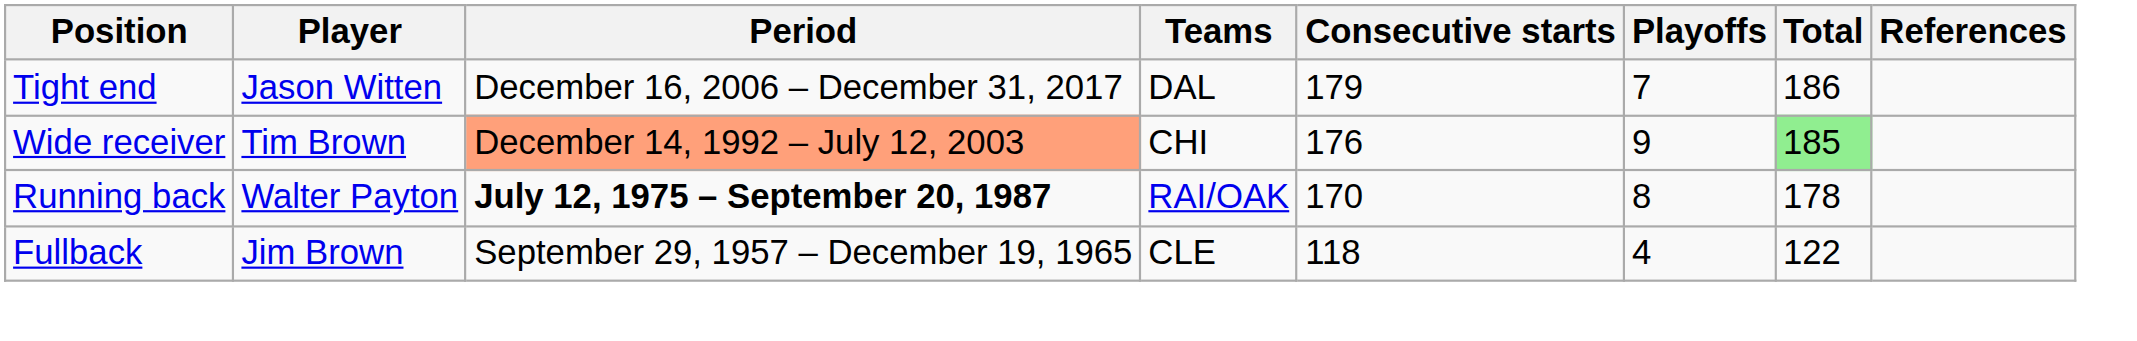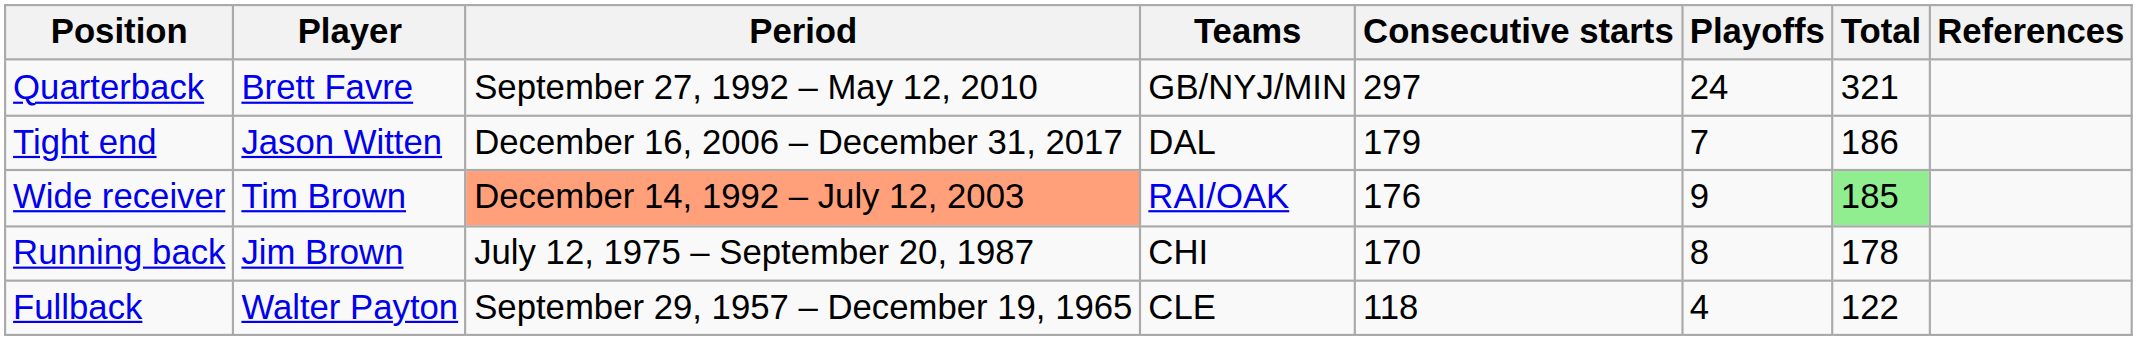+ row: (109, 87)
(1178, 142) CHI -> (1219, 197) RAI/OAK
(350, 197) Walter Payton -> (322, 252) Jim Brown
(763, 197) bold -> (754, 252) normal
(1219, 197) RAI/OAK -> (1178, 252) CHI
(322, 252) Jim Brown -> (350, 307) Walter Payton
